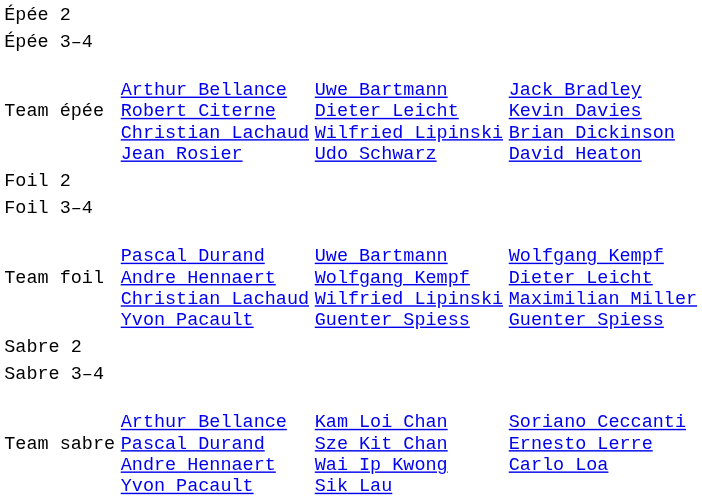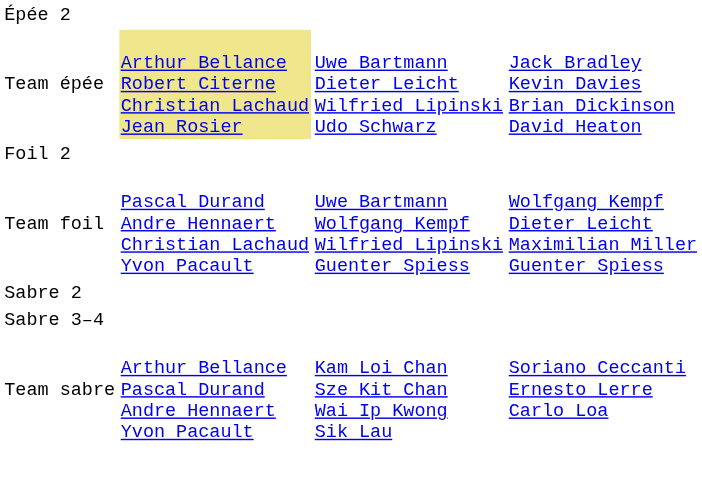- row: (49, 42)
(215, 122) no background -> (215, 95) khaki background
- row: (49, 208)
